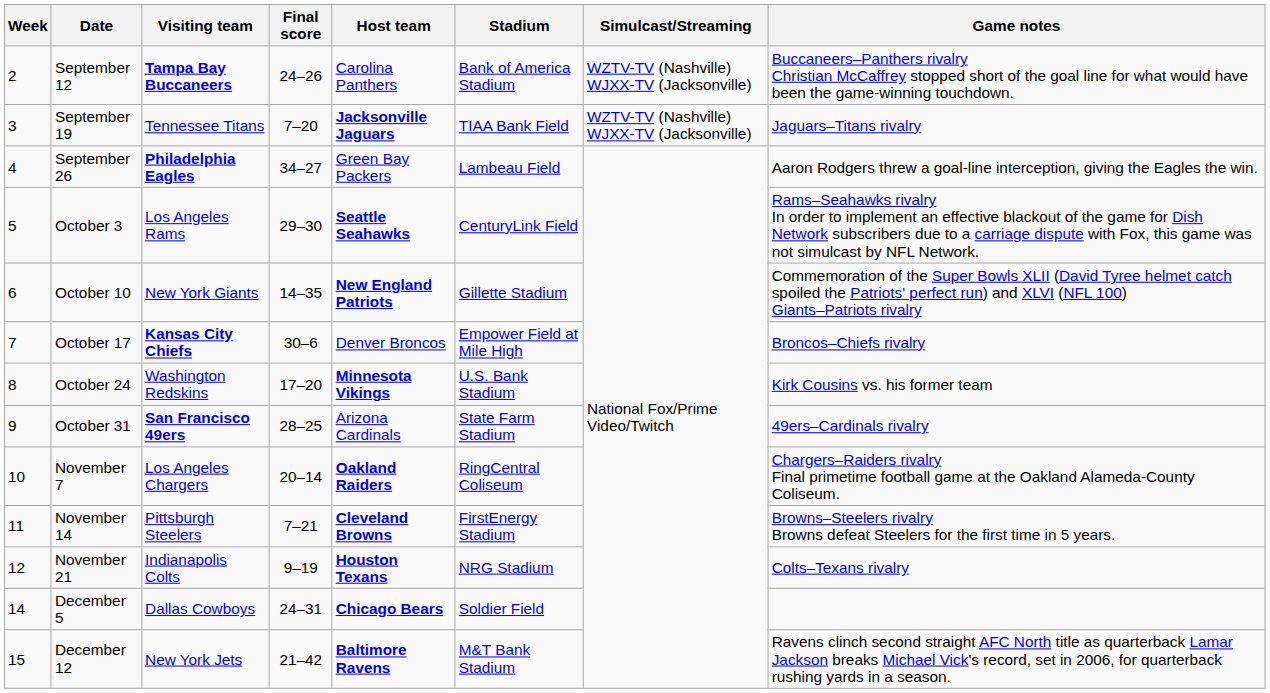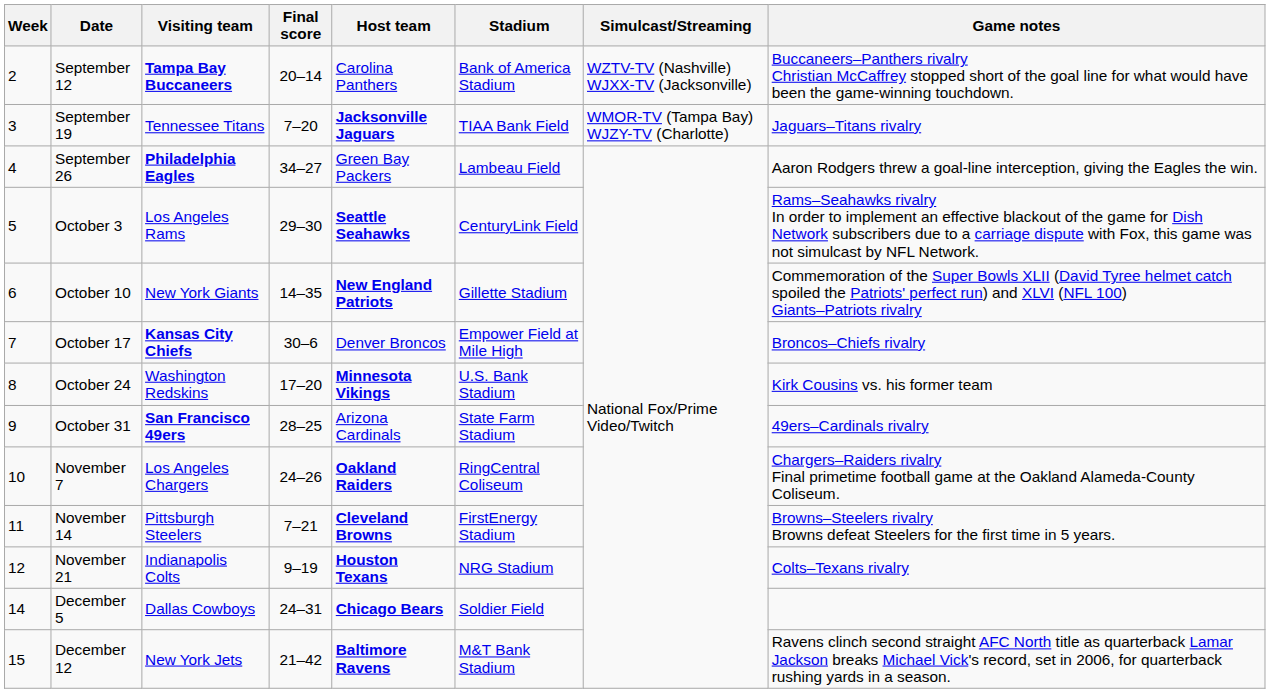(301, 75) 24–26 -> (301, 75) 20–14
(669, 126) WZTV-TV (Nashville) WJXX-TV (Jacksonville) -> (670, 126) WMOR-TV (Tampa Bay) WJZY-TV (Charlotte)
(301, 476) 20–14 -> (301, 476) 24–26
